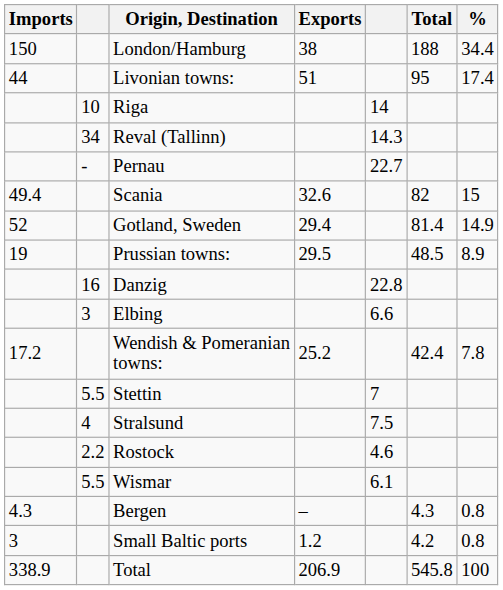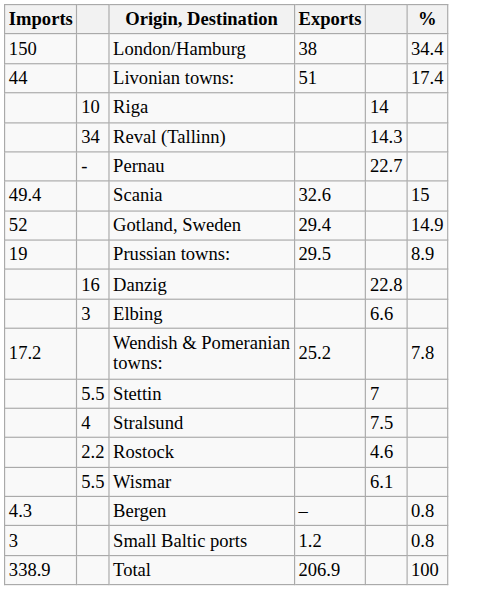- column: (432, 19)
